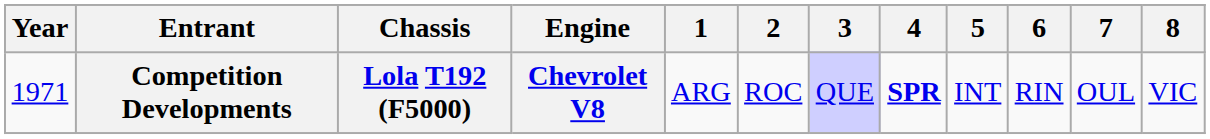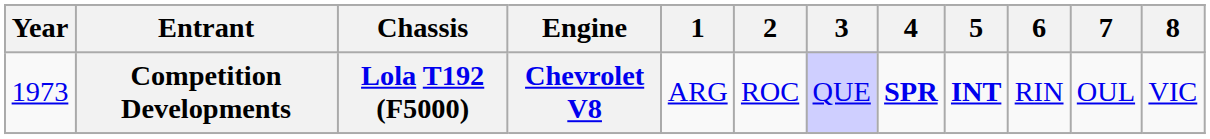(40, 91) 1971 -> (40, 91) 1973
(978, 91) normal -> (976, 91) bold
